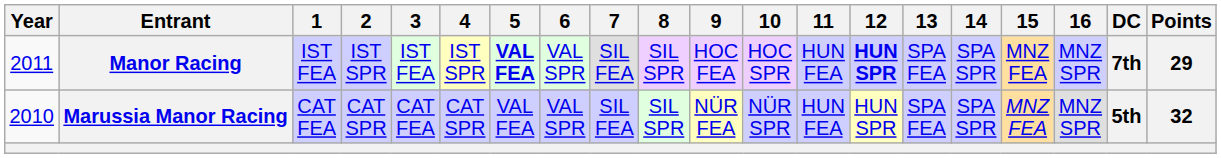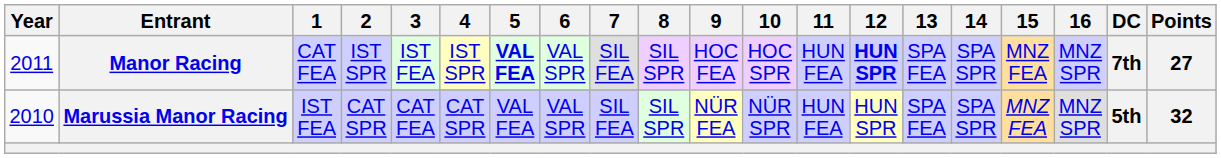(317, 63) IST FEA -> (317, 63) CAT FEA
(1181, 63) 29 -> (1181, 63) 27
(317, 116) CAT FEA -> (317, 116) IST FEA
